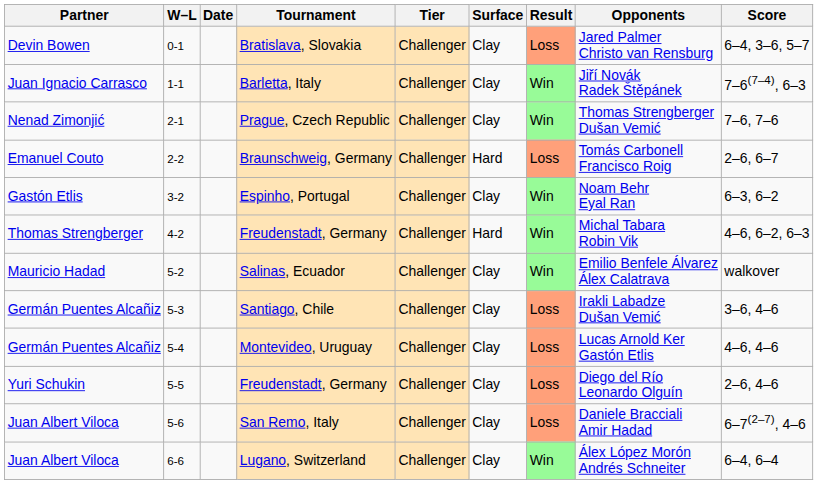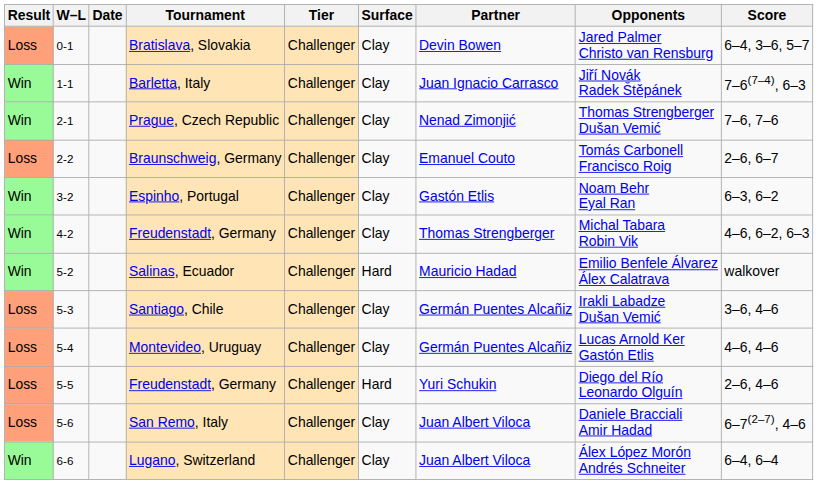columns swapped: (551, 15) <-> (84, 15)
(487, 158) Hard -> (376, 158) Clay
(487, 234) Hard -> (376, 234) Clay
(486, 271) Clay -> (377, 271) Hard
(486, 385) Clay -> (377, 385) Hard
